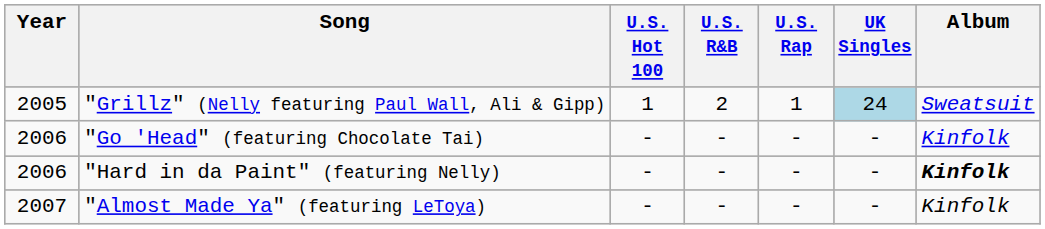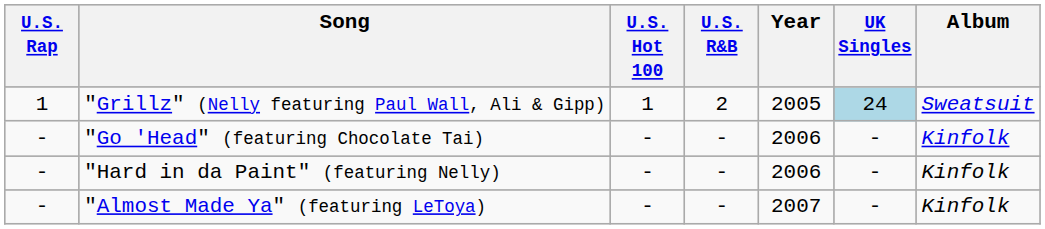columns swapped: (42, 22) <-> (796, 35)
(965, 172) bold -> (965, 172) normal
